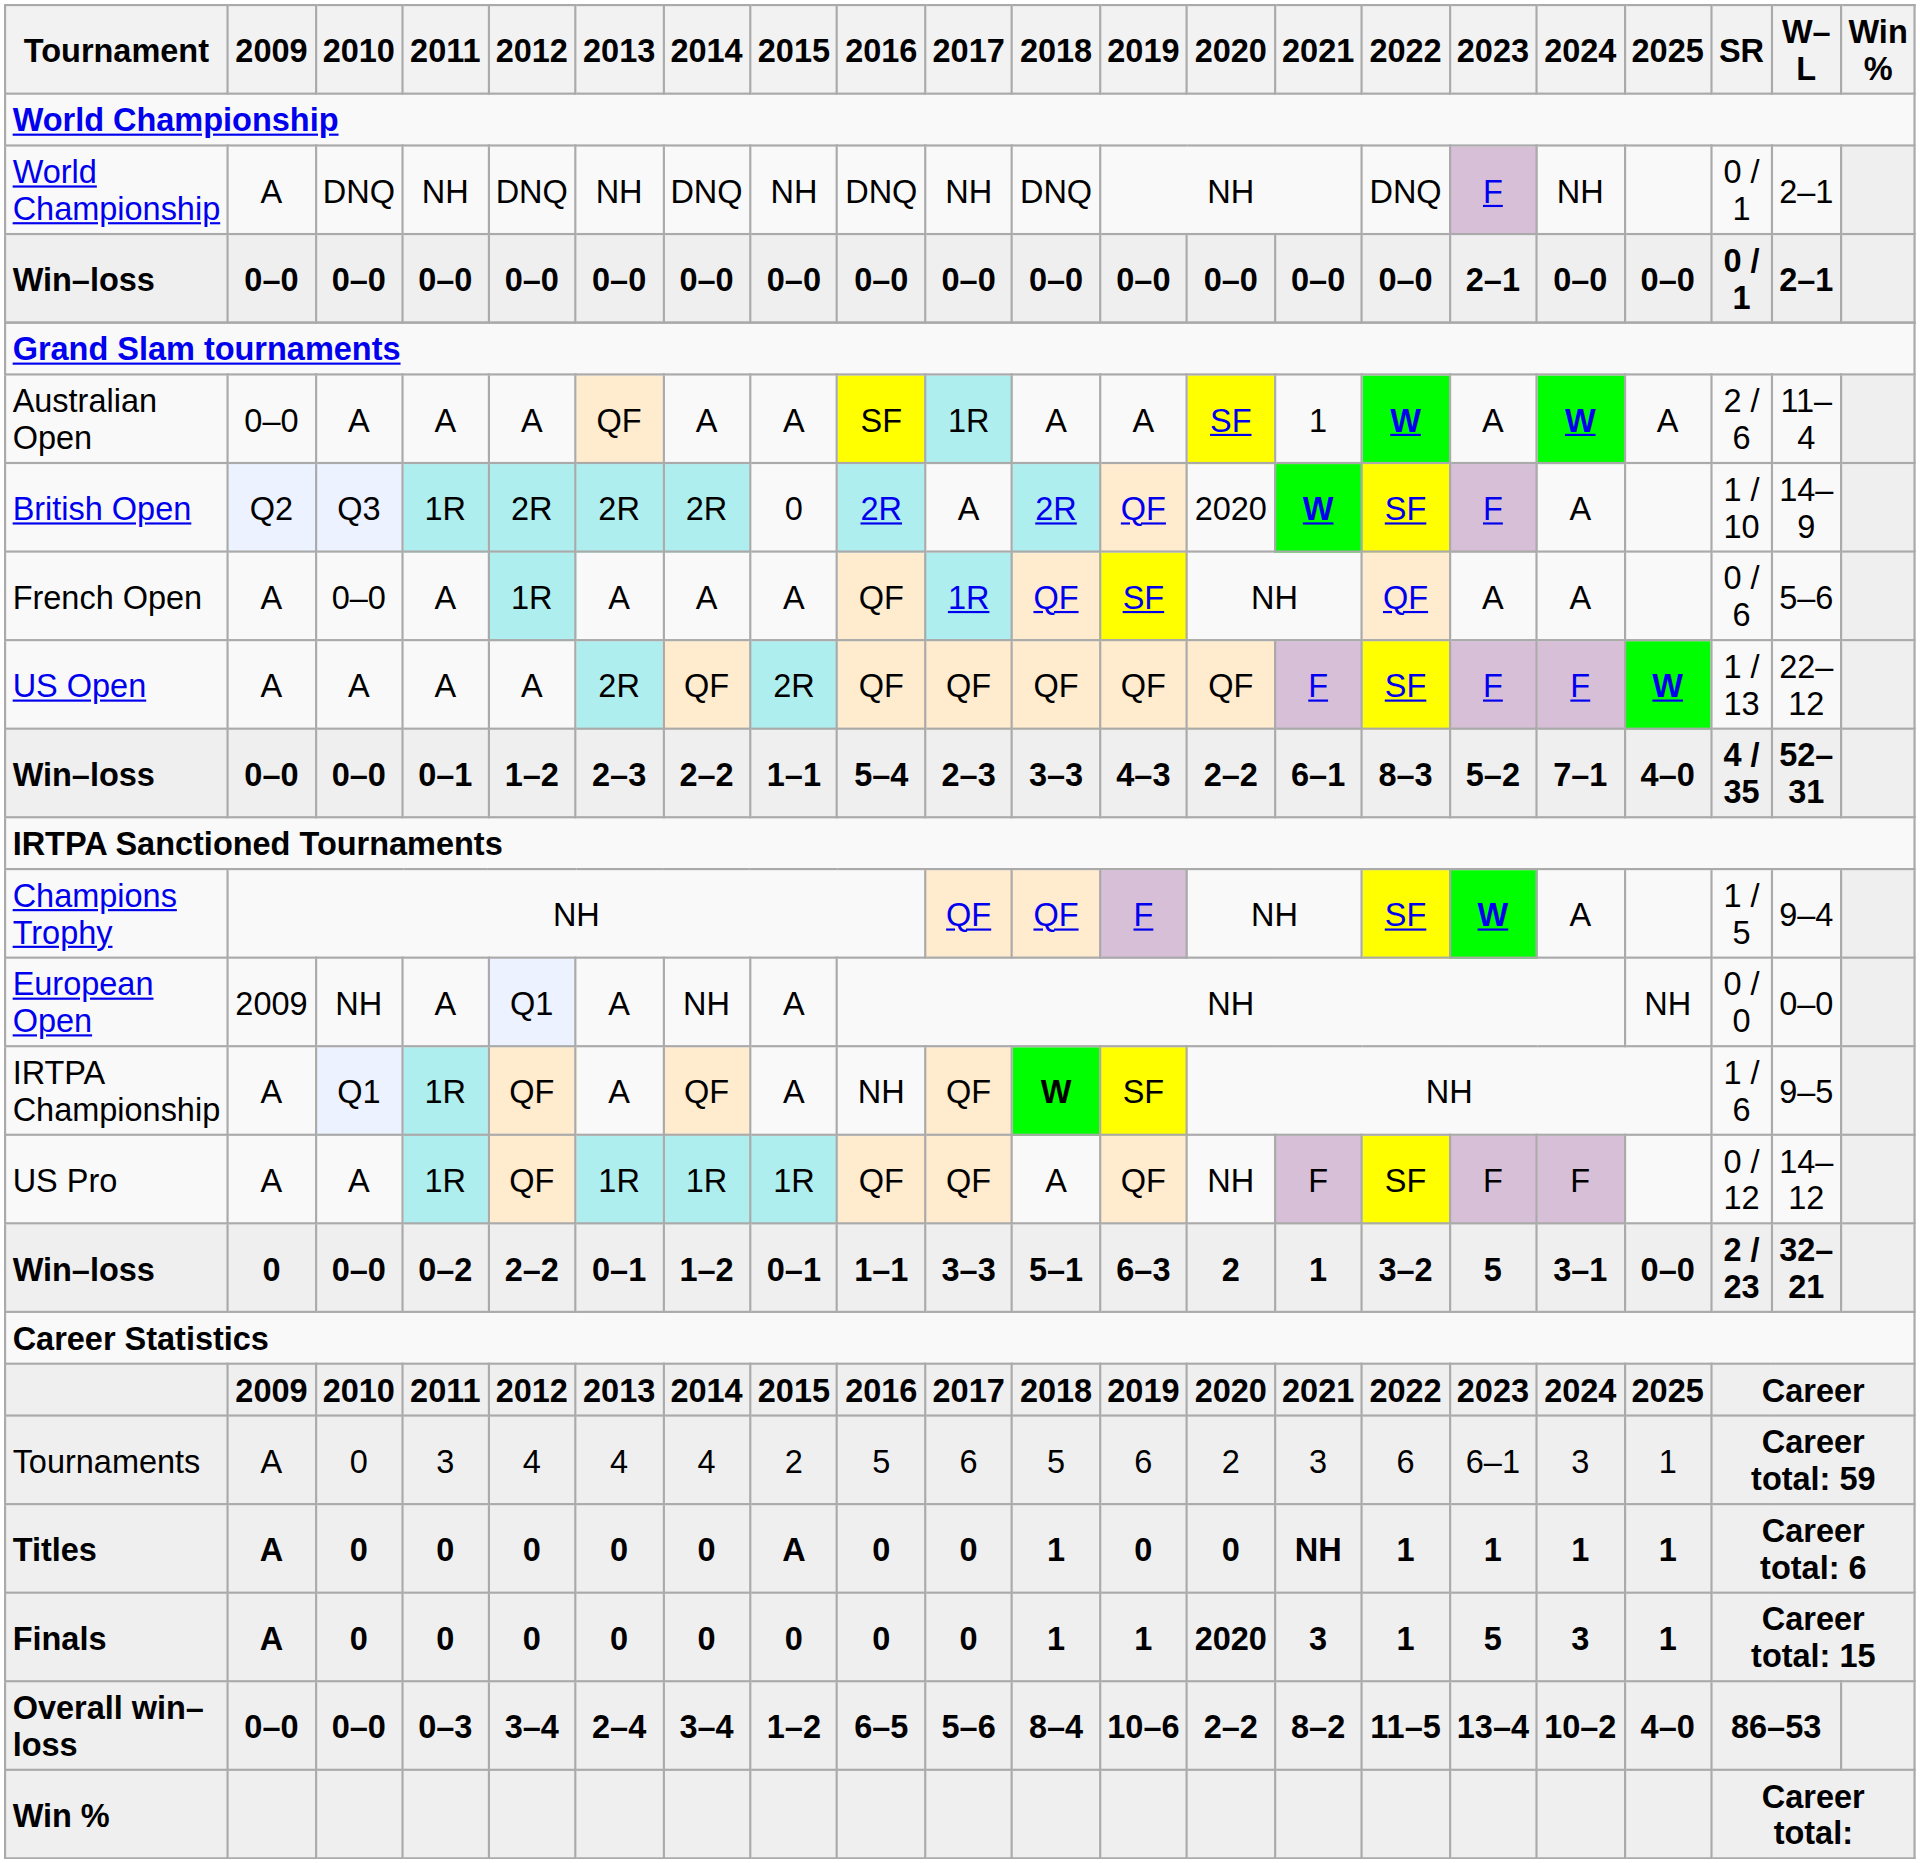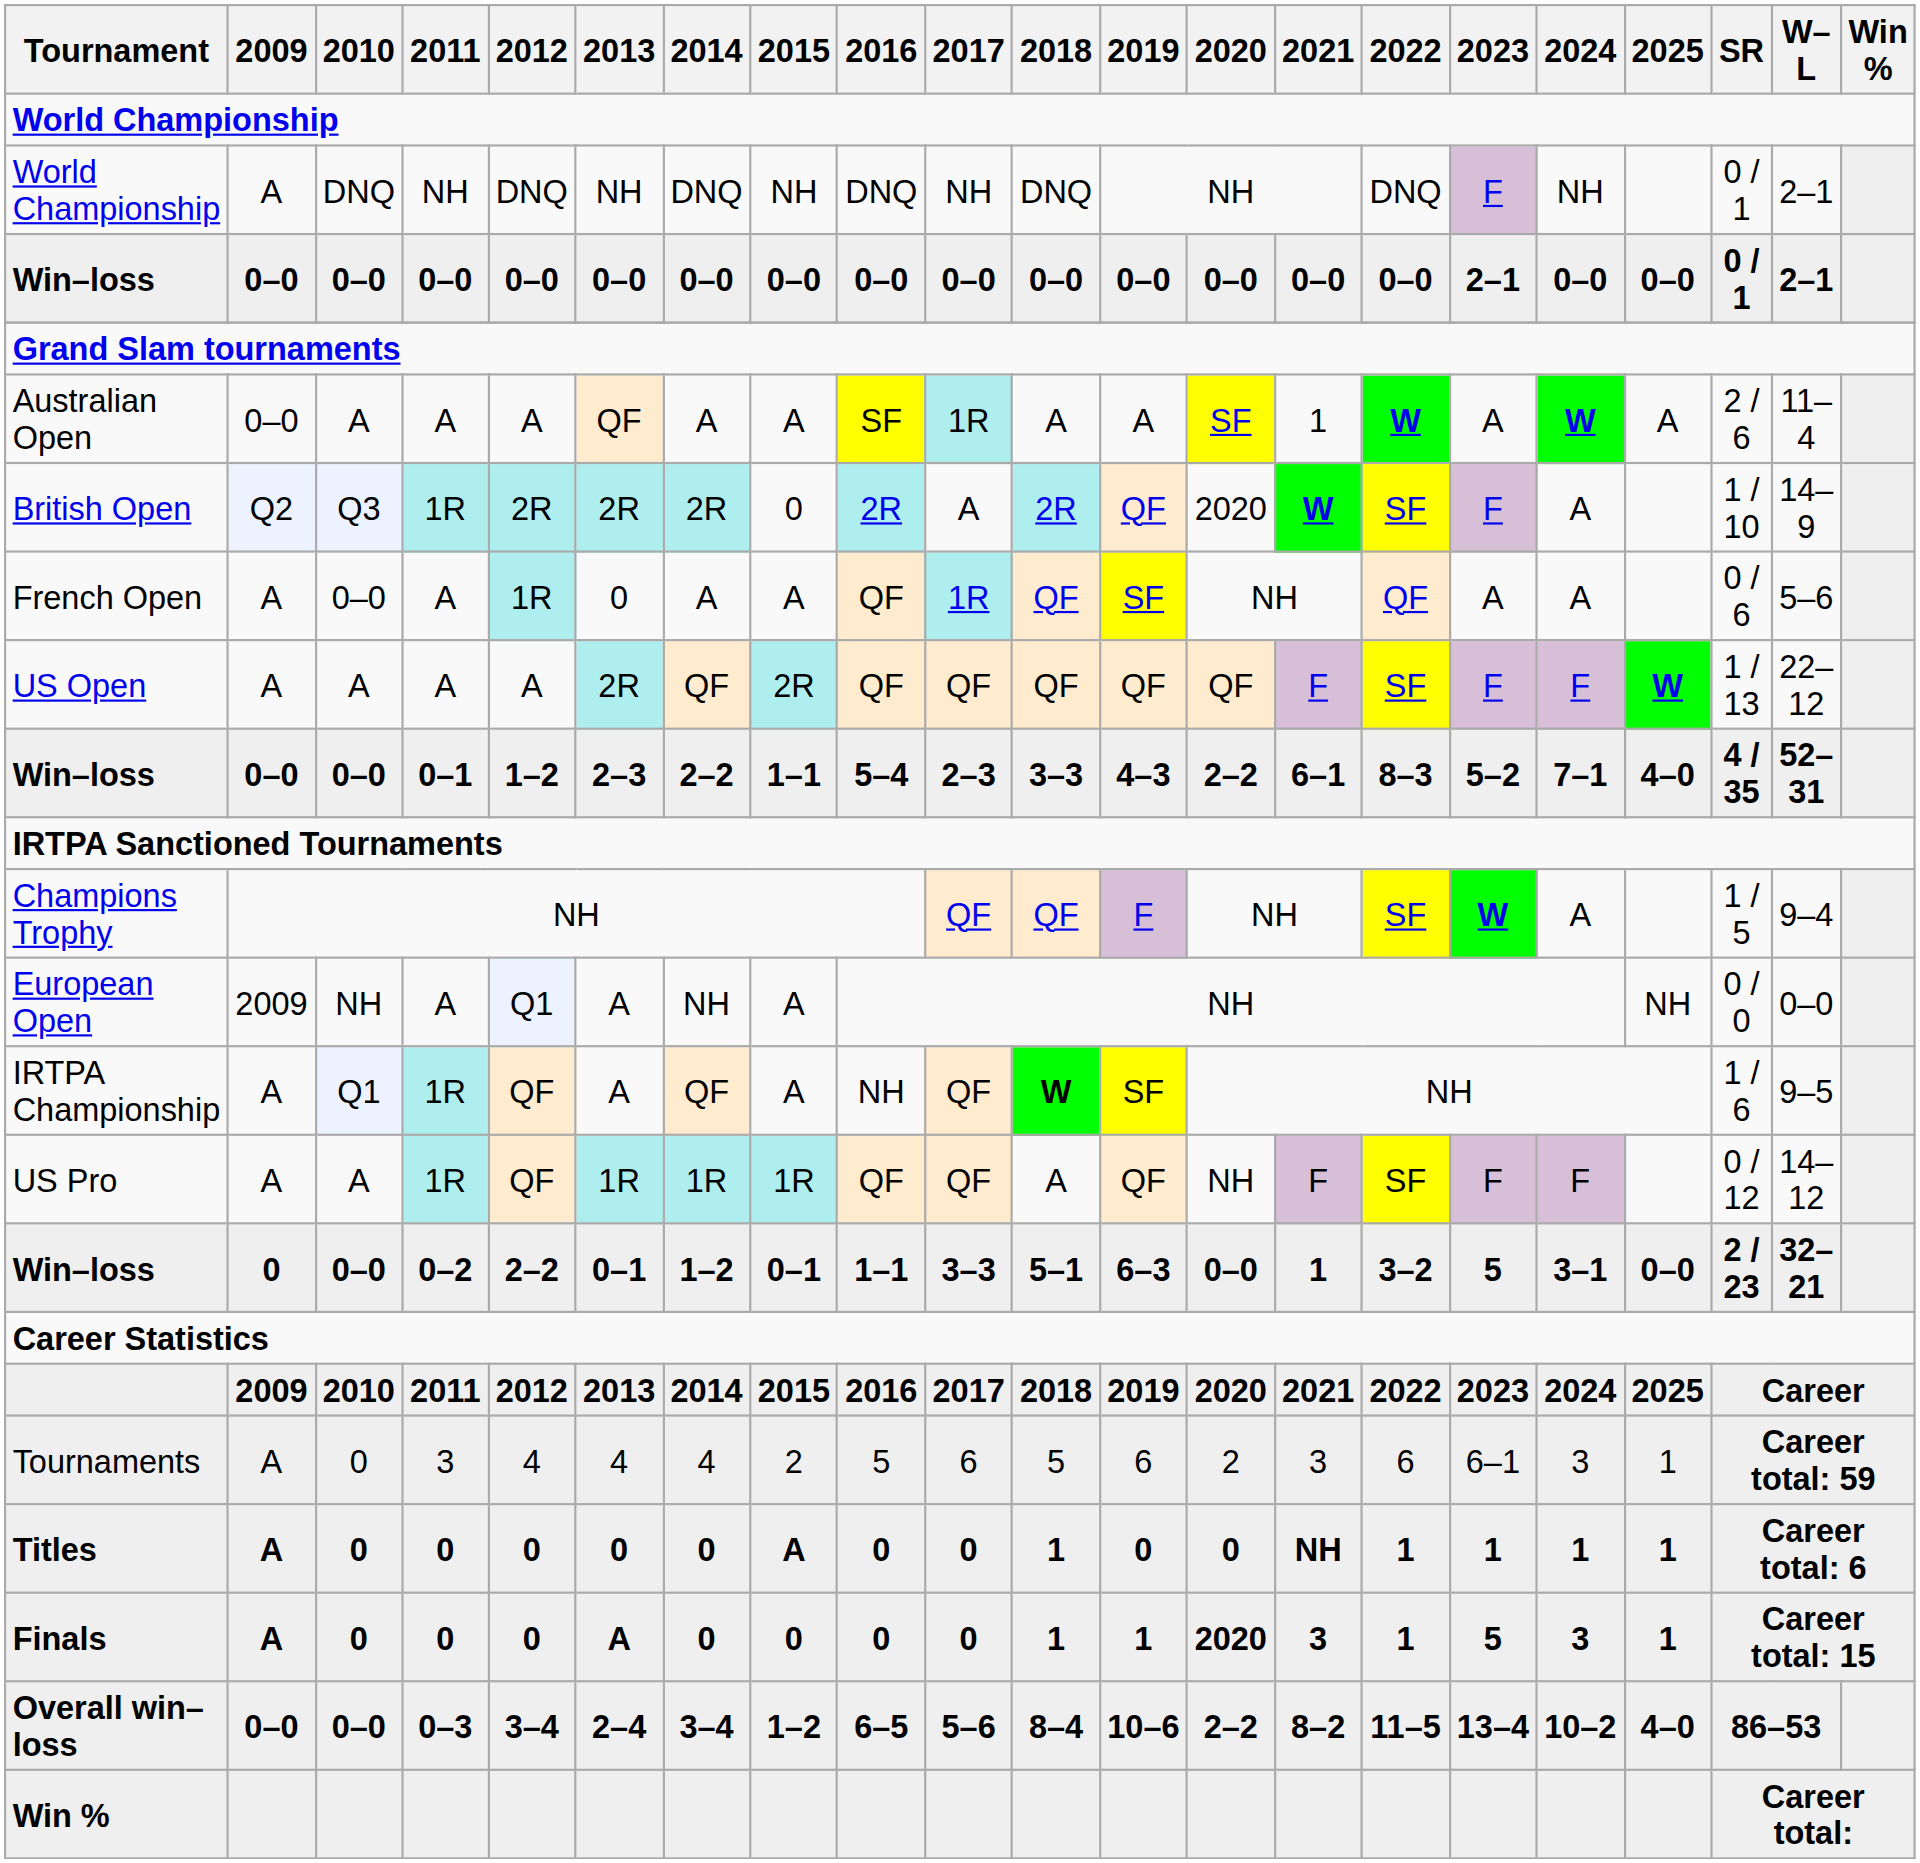(619, 596) A -> (619, 596) 0
(1231, 1268) 2 -> (1231, 1268) 0–0
(619, 1637) 0 -> (619, 1637) A
